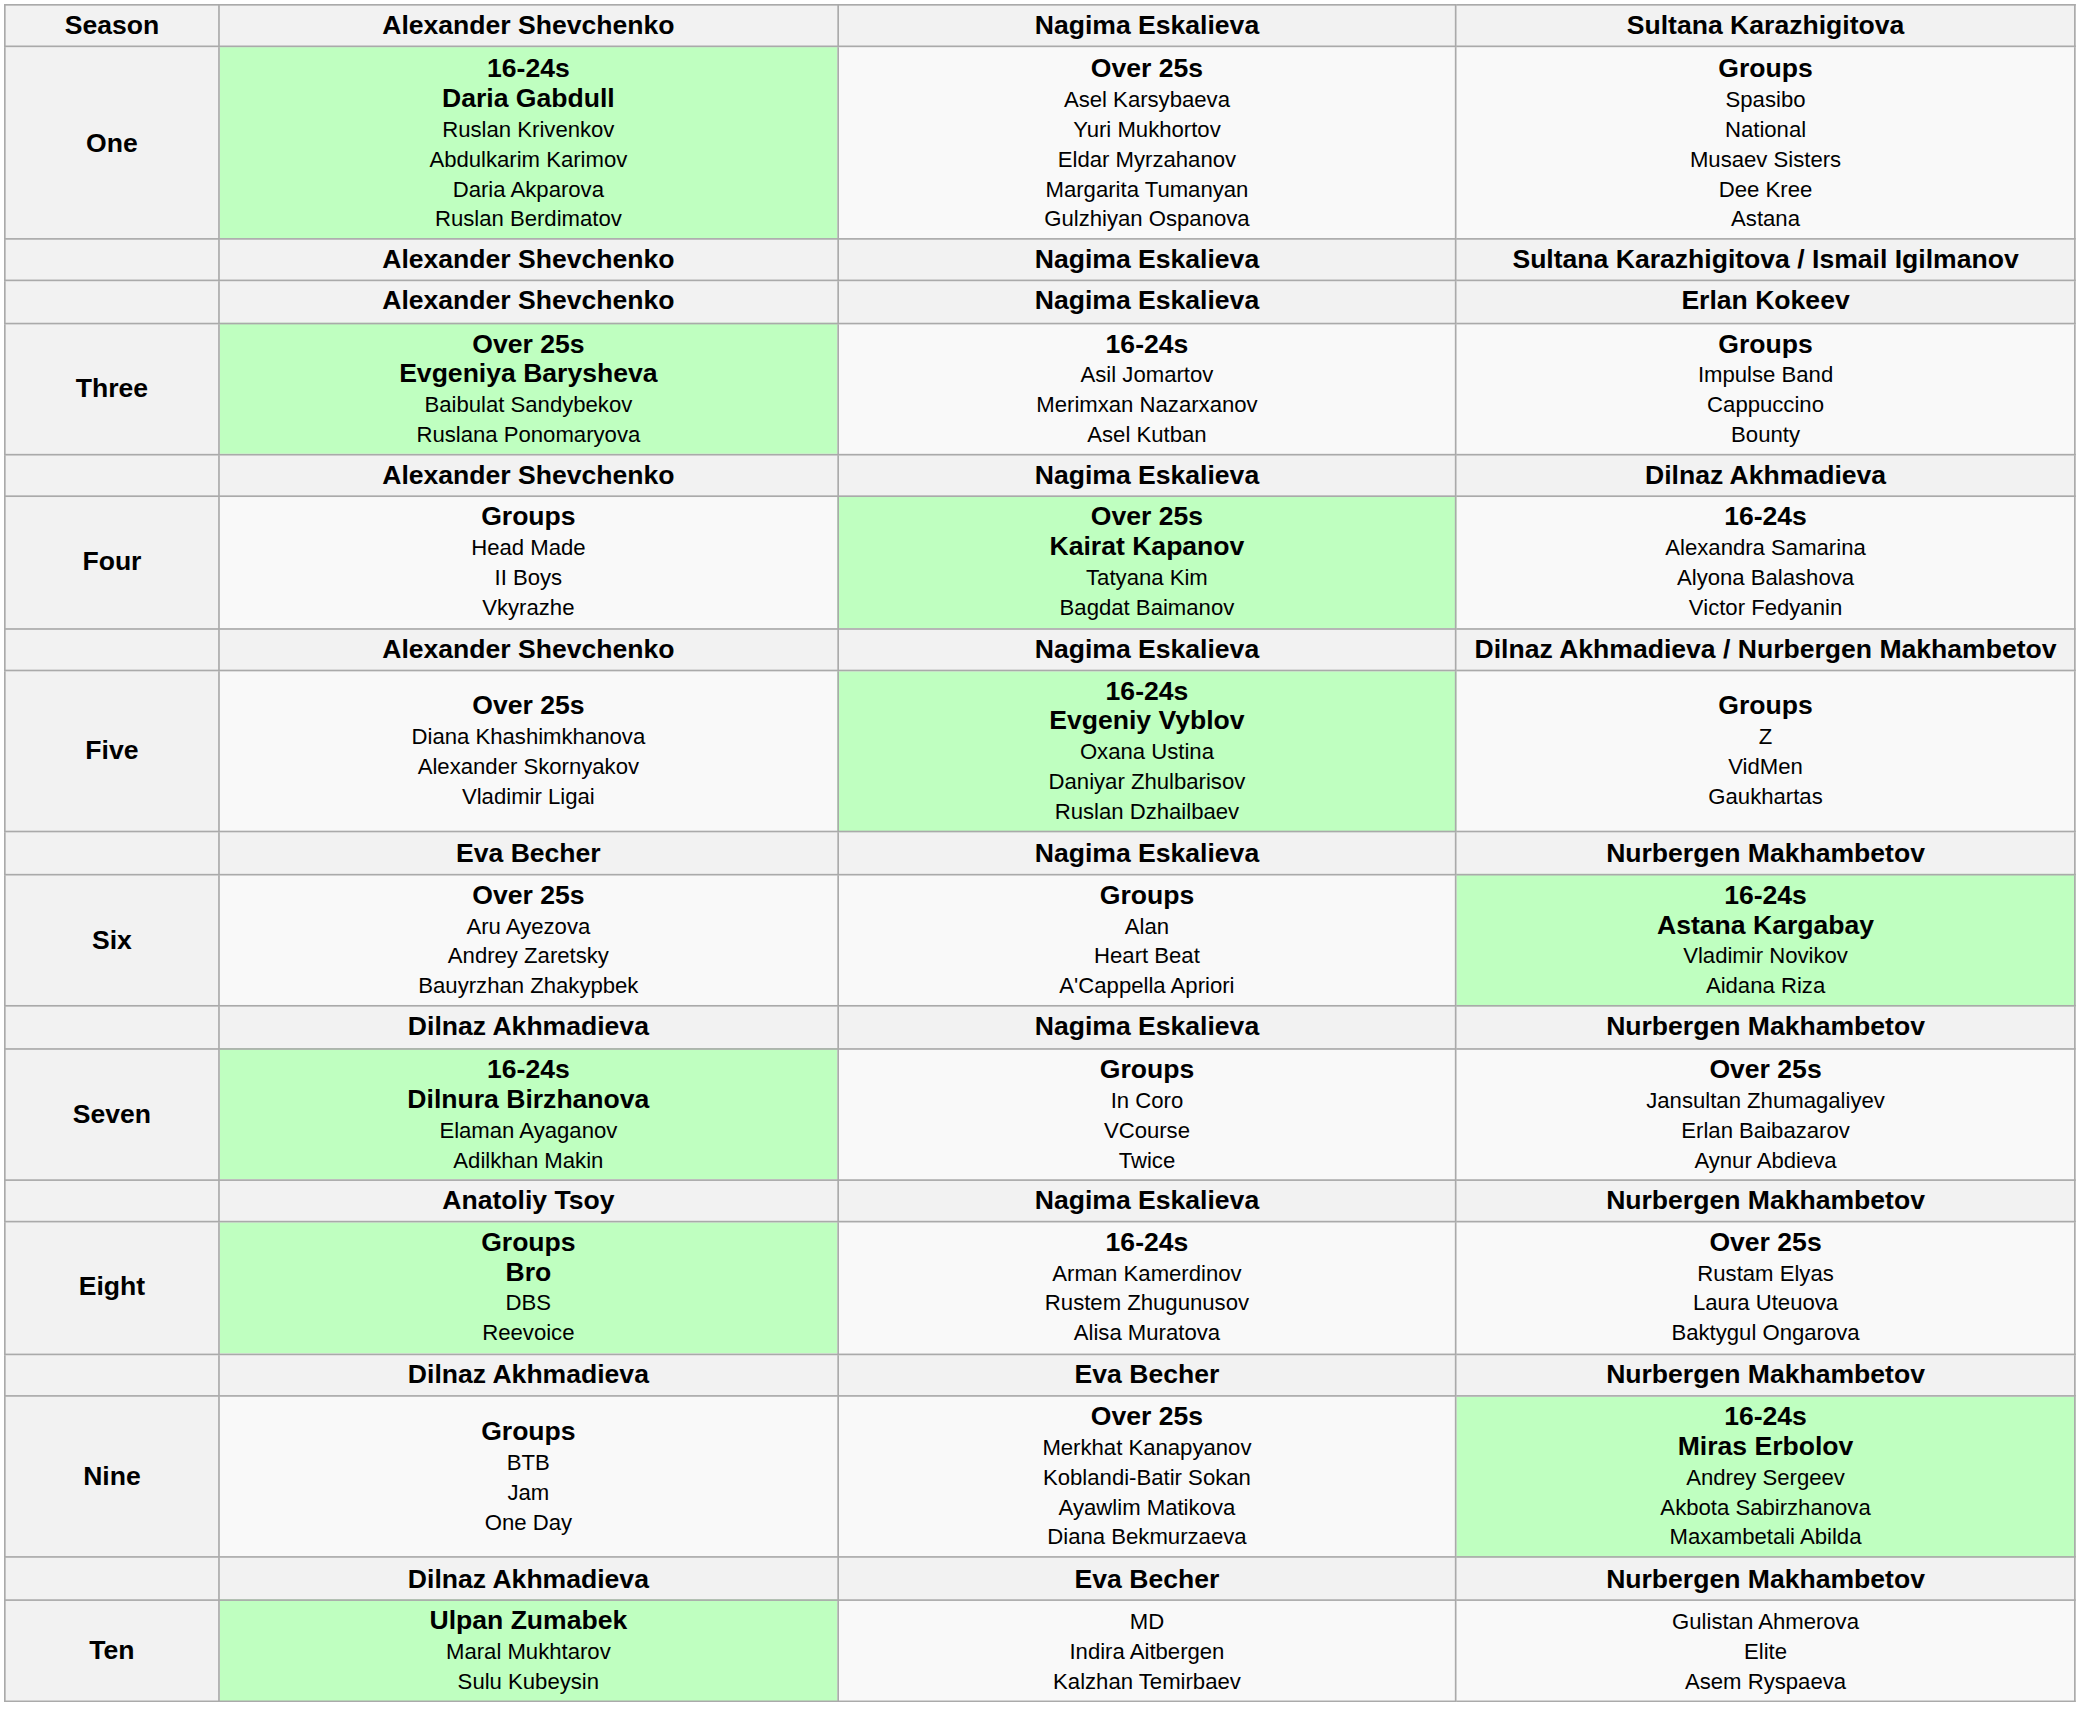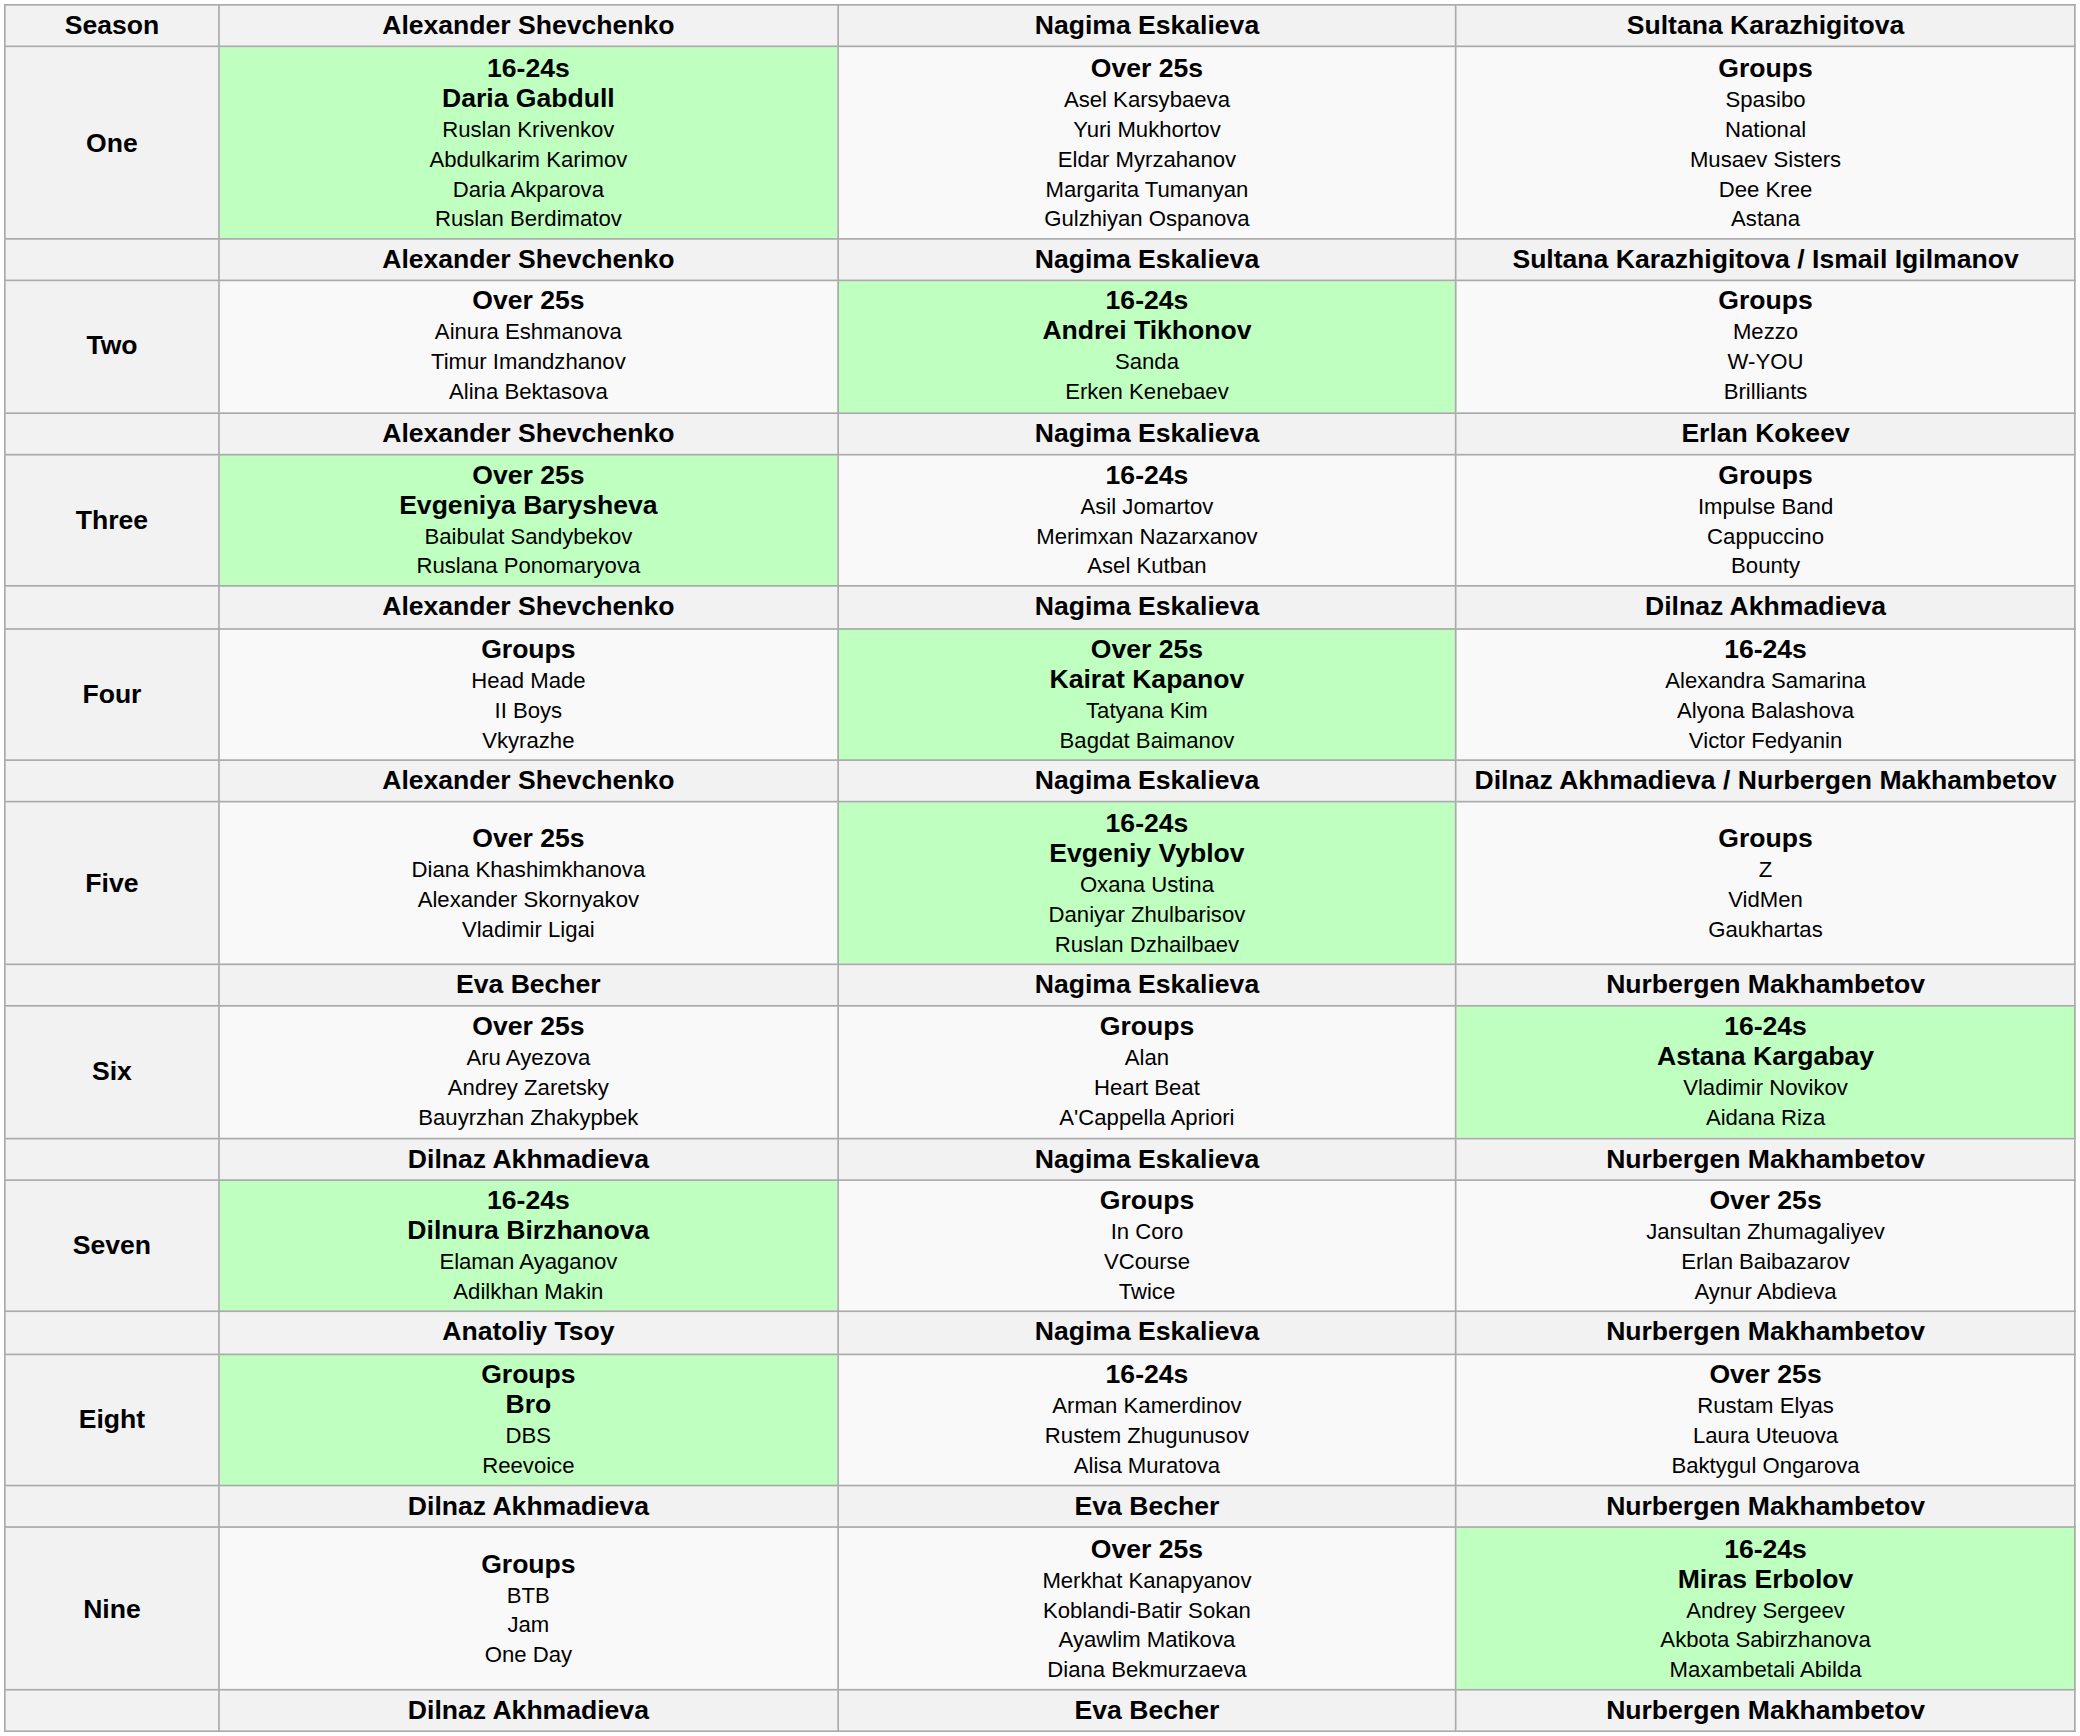+ row: (112, 346)
- row: (112, 1650)
